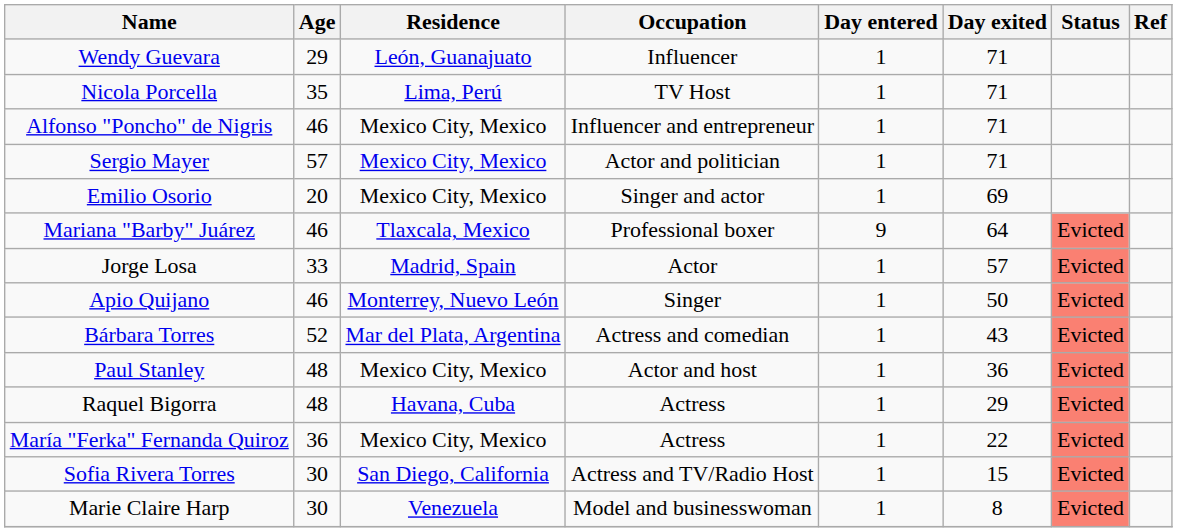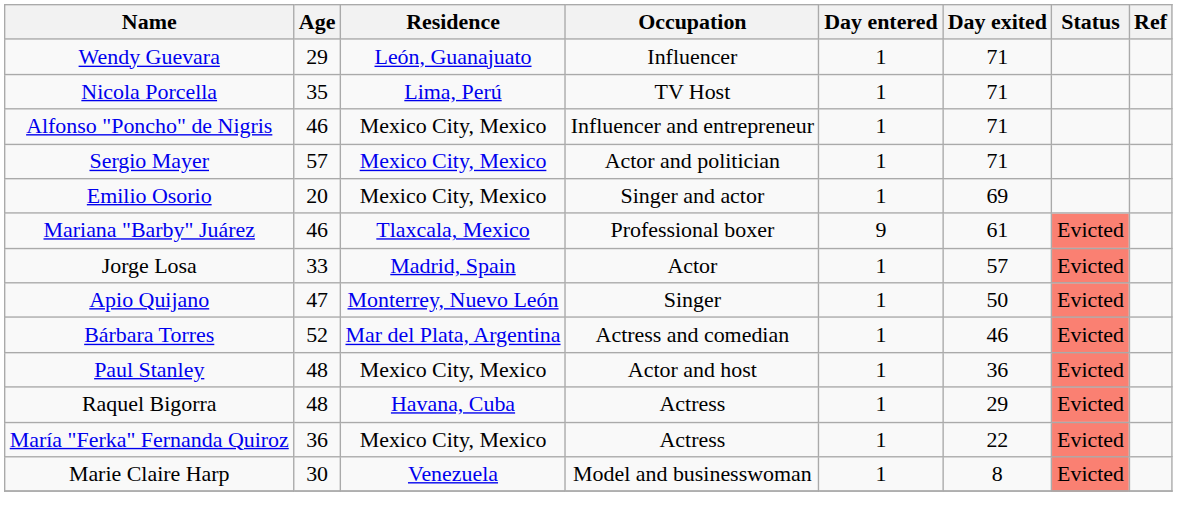(997, 230) 64 -> (997, 230) 61
(317, 299) 46 -> (317, 299) 47
(997, 334) 43 -> (997, 334) 46
- row: (149, 473)
